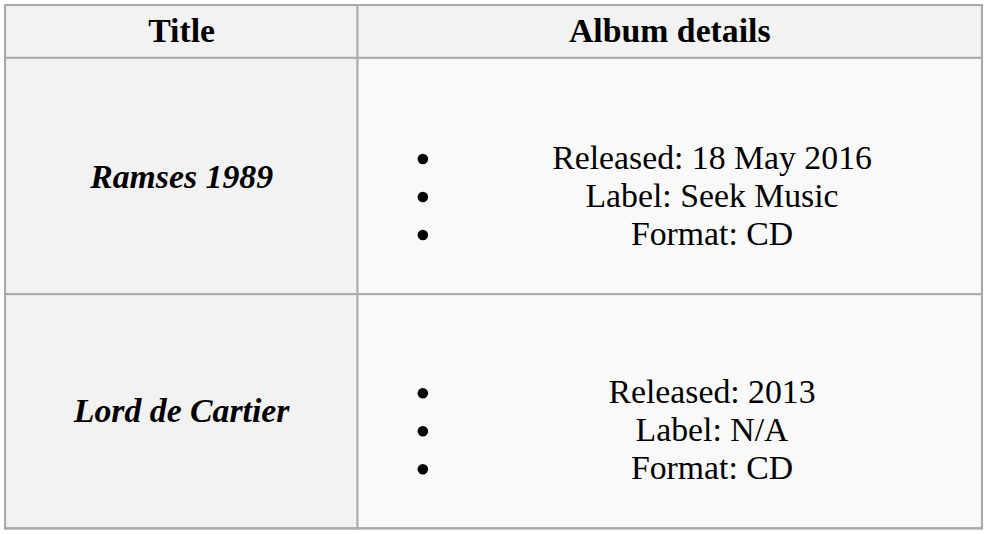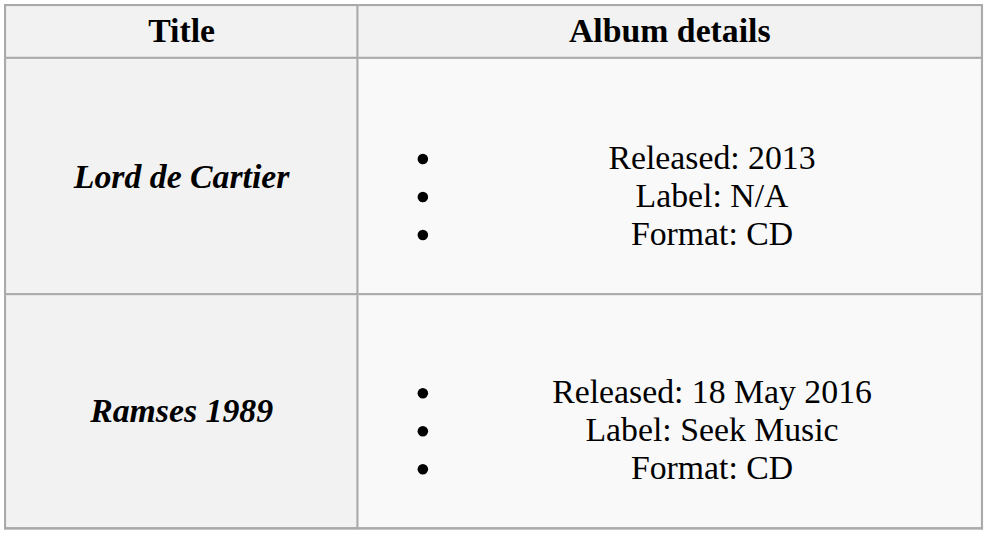rows swapped: (182, 410) <-> (182, 175)
